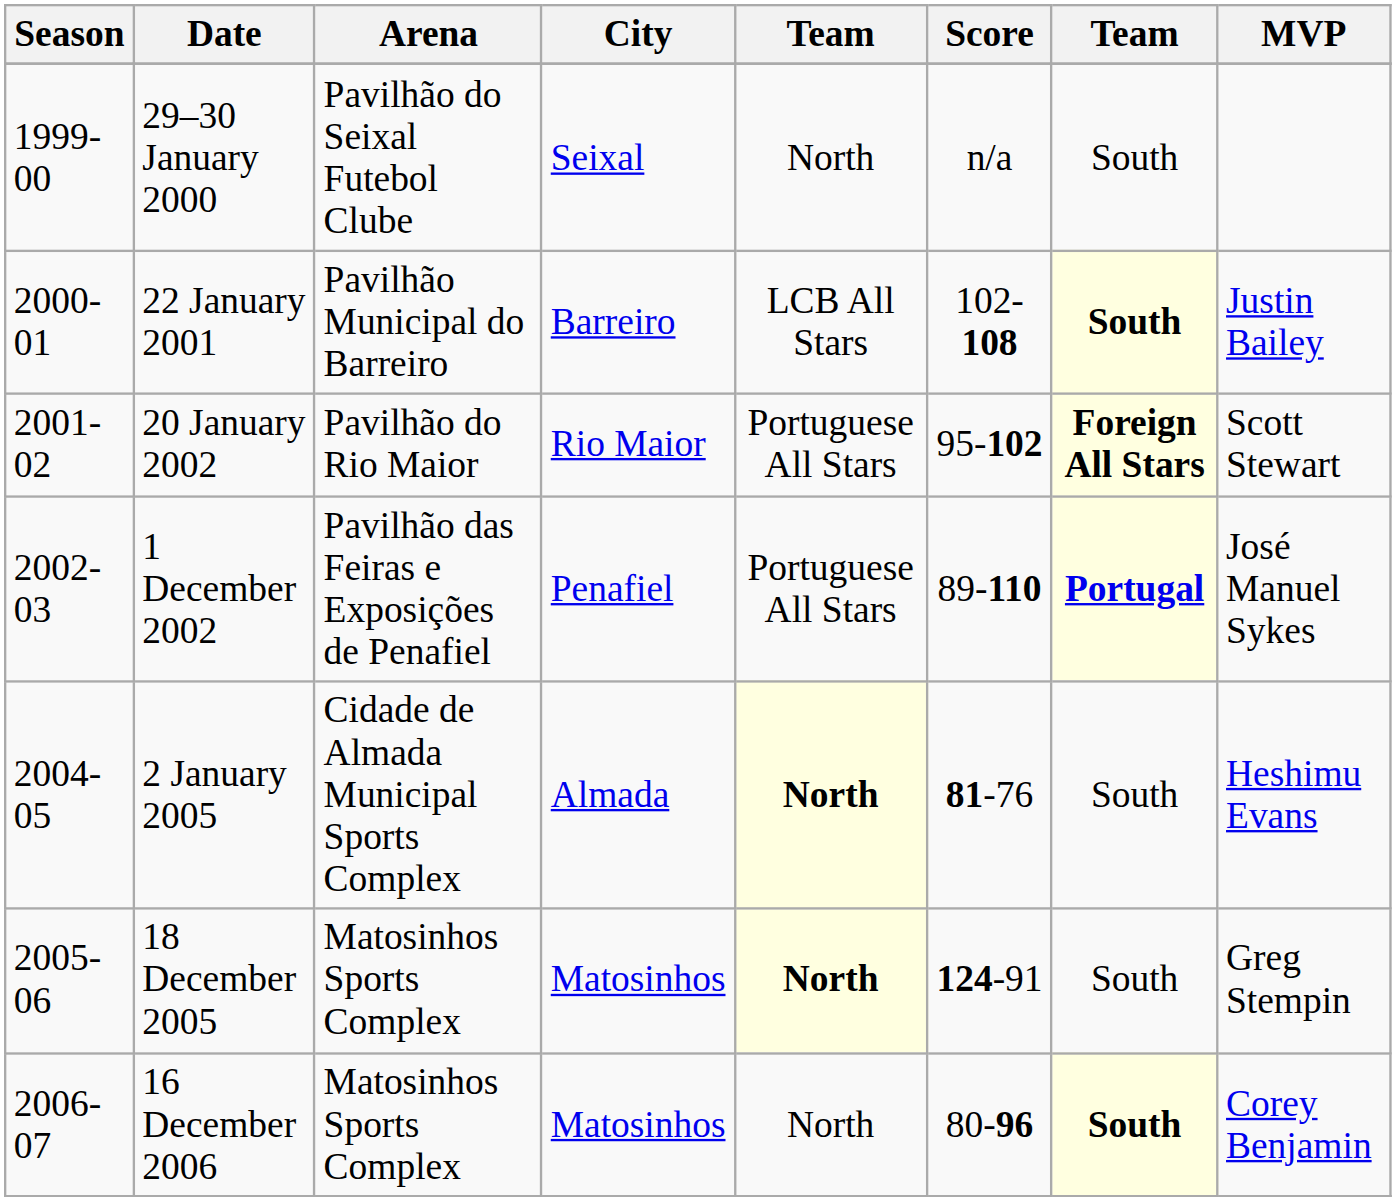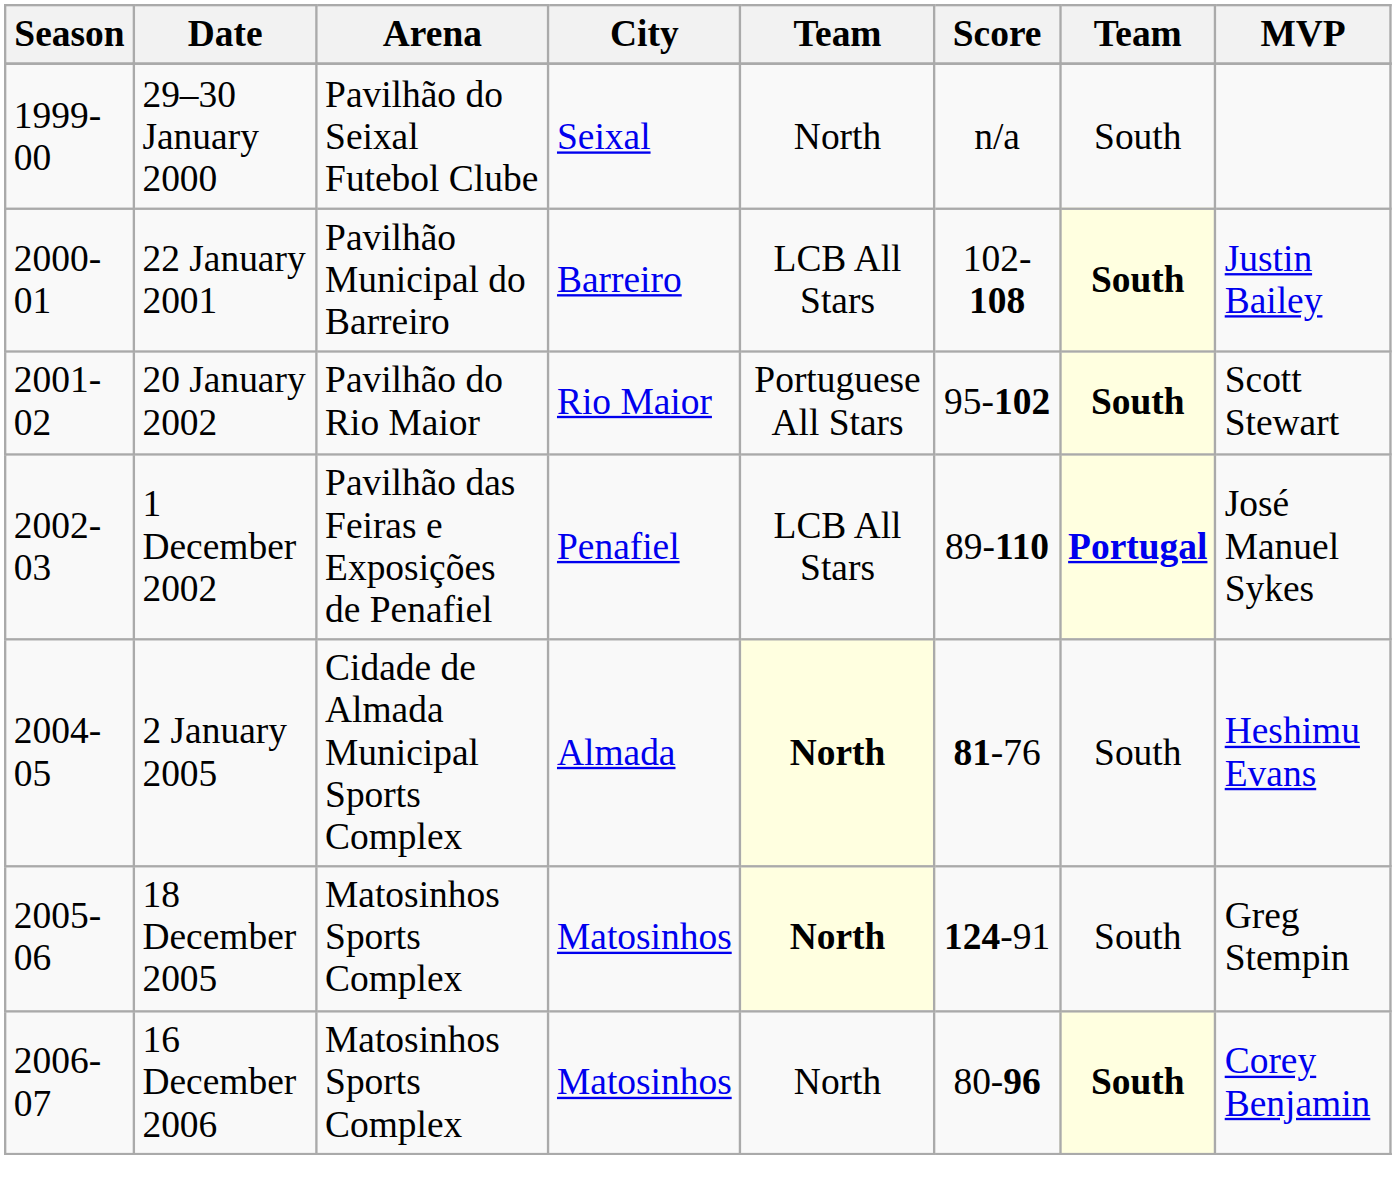(1135, 443) Foreign All Stars -> (1138, 401) South
(831, 587) Portuguese All Stars -> (838, 545) LCB All Stars
